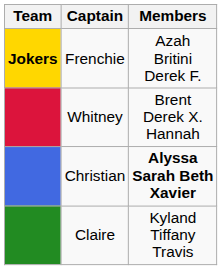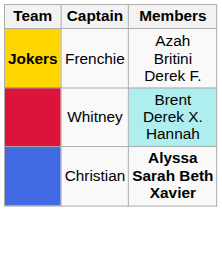(173, 117) no background -> (173, 117) paleturquoise background
- row: (95, 235)
